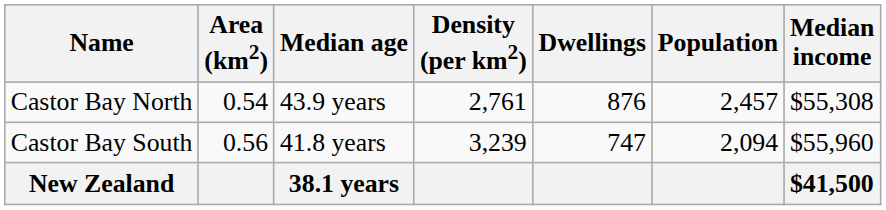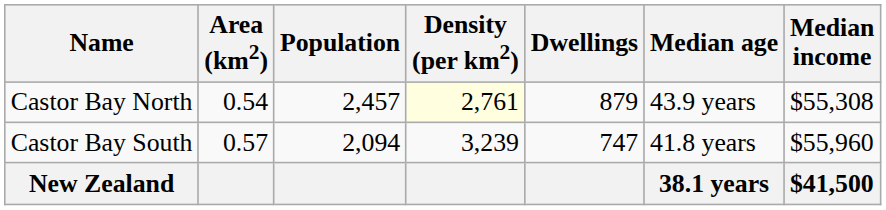columns swapped: (718, 42) <-> (344, 42)
(498, 101) no background -> (490, 101) lightyellow background
(627, 101) 876 -> (619, 101) 879
(246, 142) 0.56 -> (246, 142) 0.57
